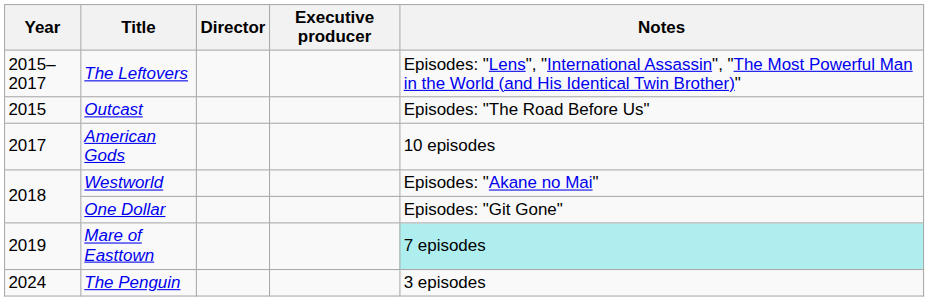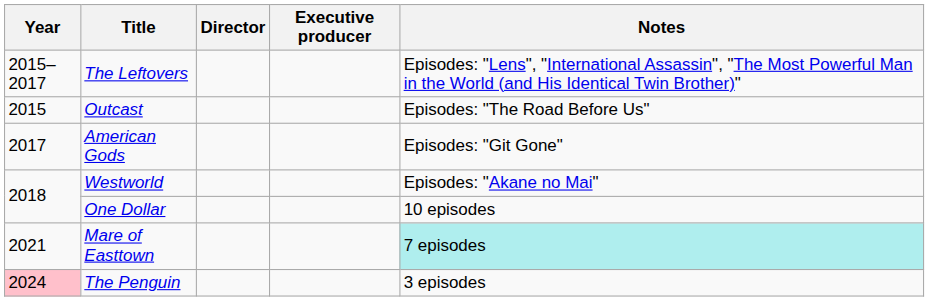(449, 146) 10 episodes -> (483, 146) Episodes: "Git Gone"
(483, 209) Episodes: "Git Gone" -> (449, 209) 10 episodes
(27, 246) 2019 -> (27, 246) 2021
(27, 282) no background -> (27, 282) pink background
